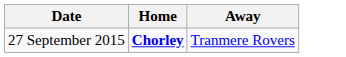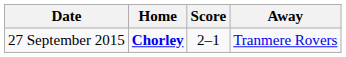+ column: (208, 16)
